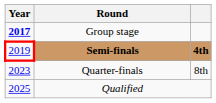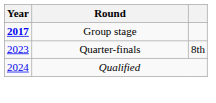- row: (113, 51)
(19, 89) 2025 -> (18, 68) 2024
